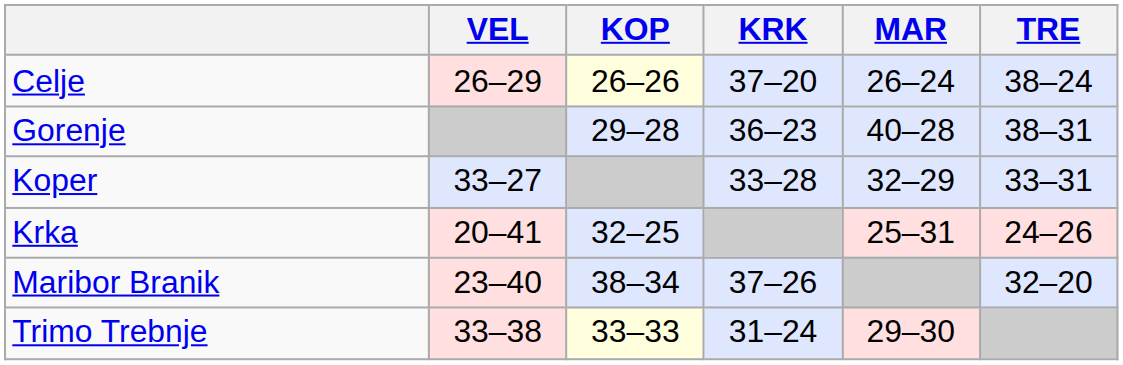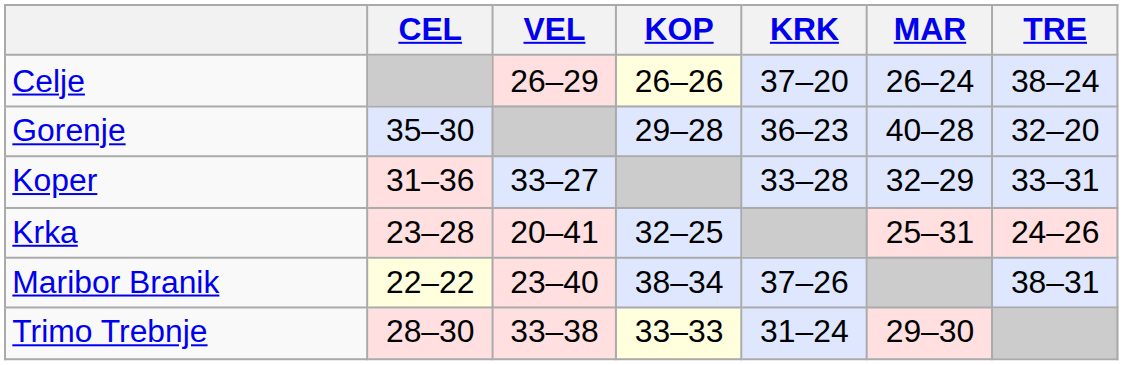+ column: (430, 29)
(1048, 130) 38–31 -> (1055, 130) 32–20
(1048, 282) 32–20 -> (1055, 282) 38–31
